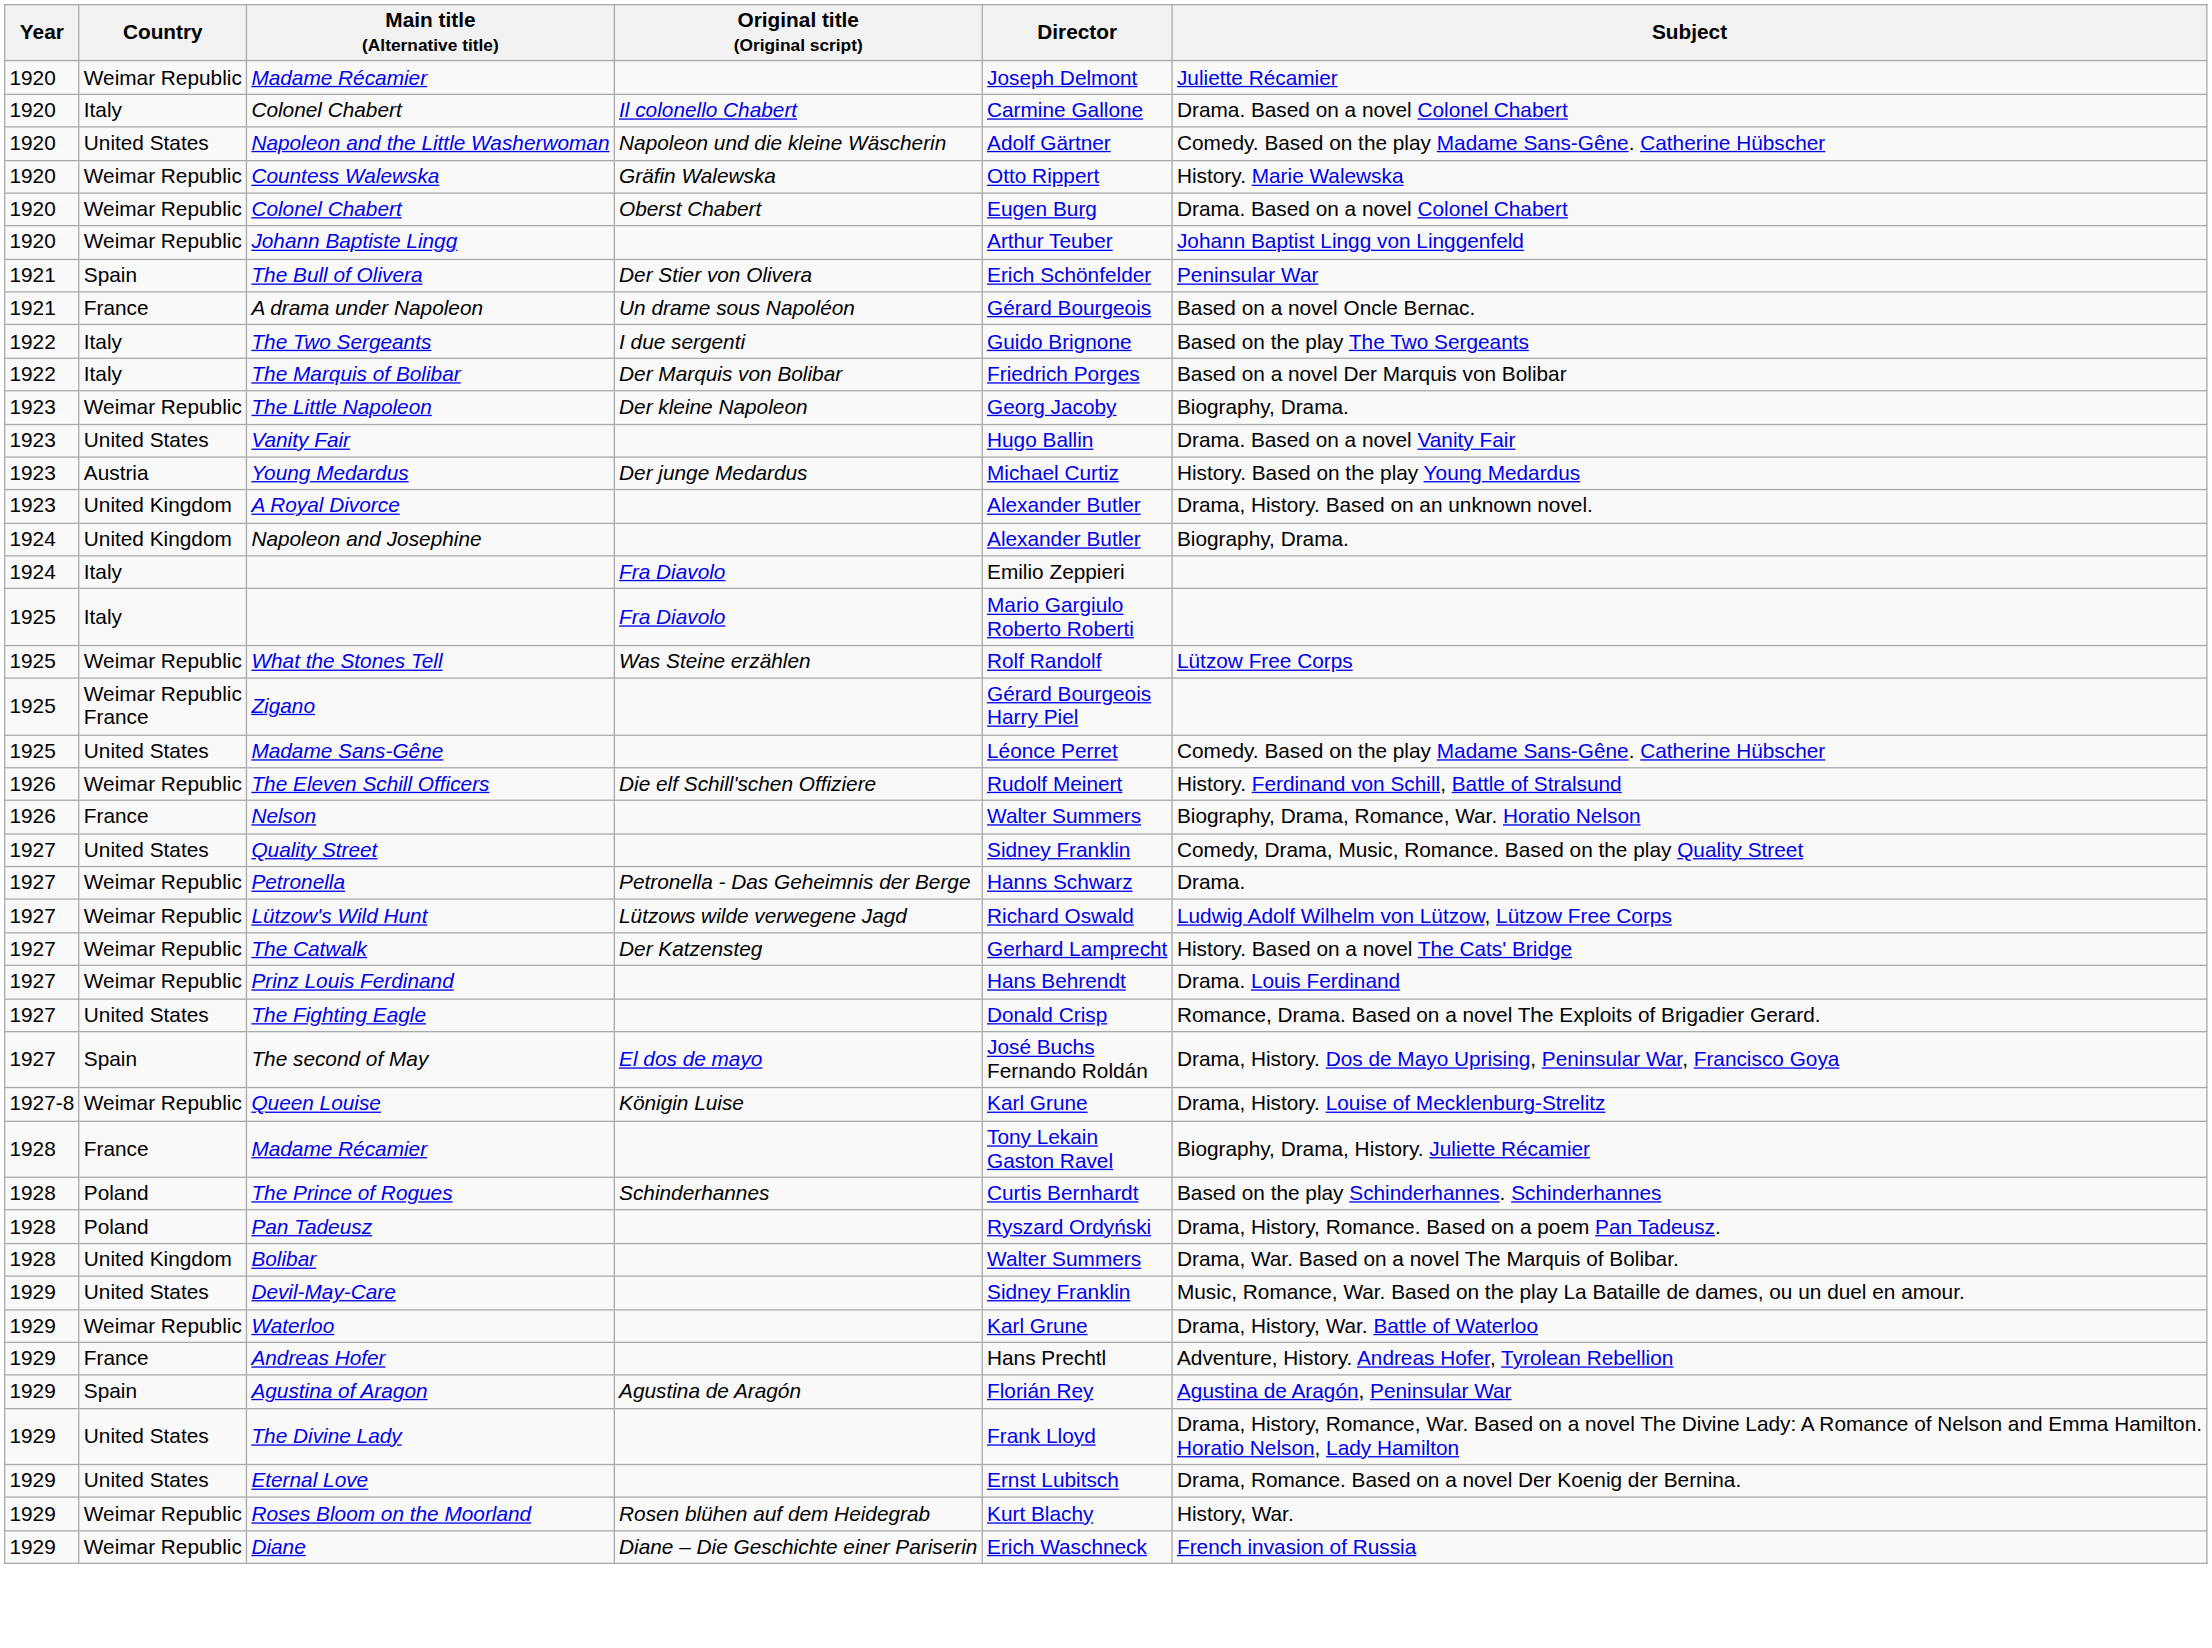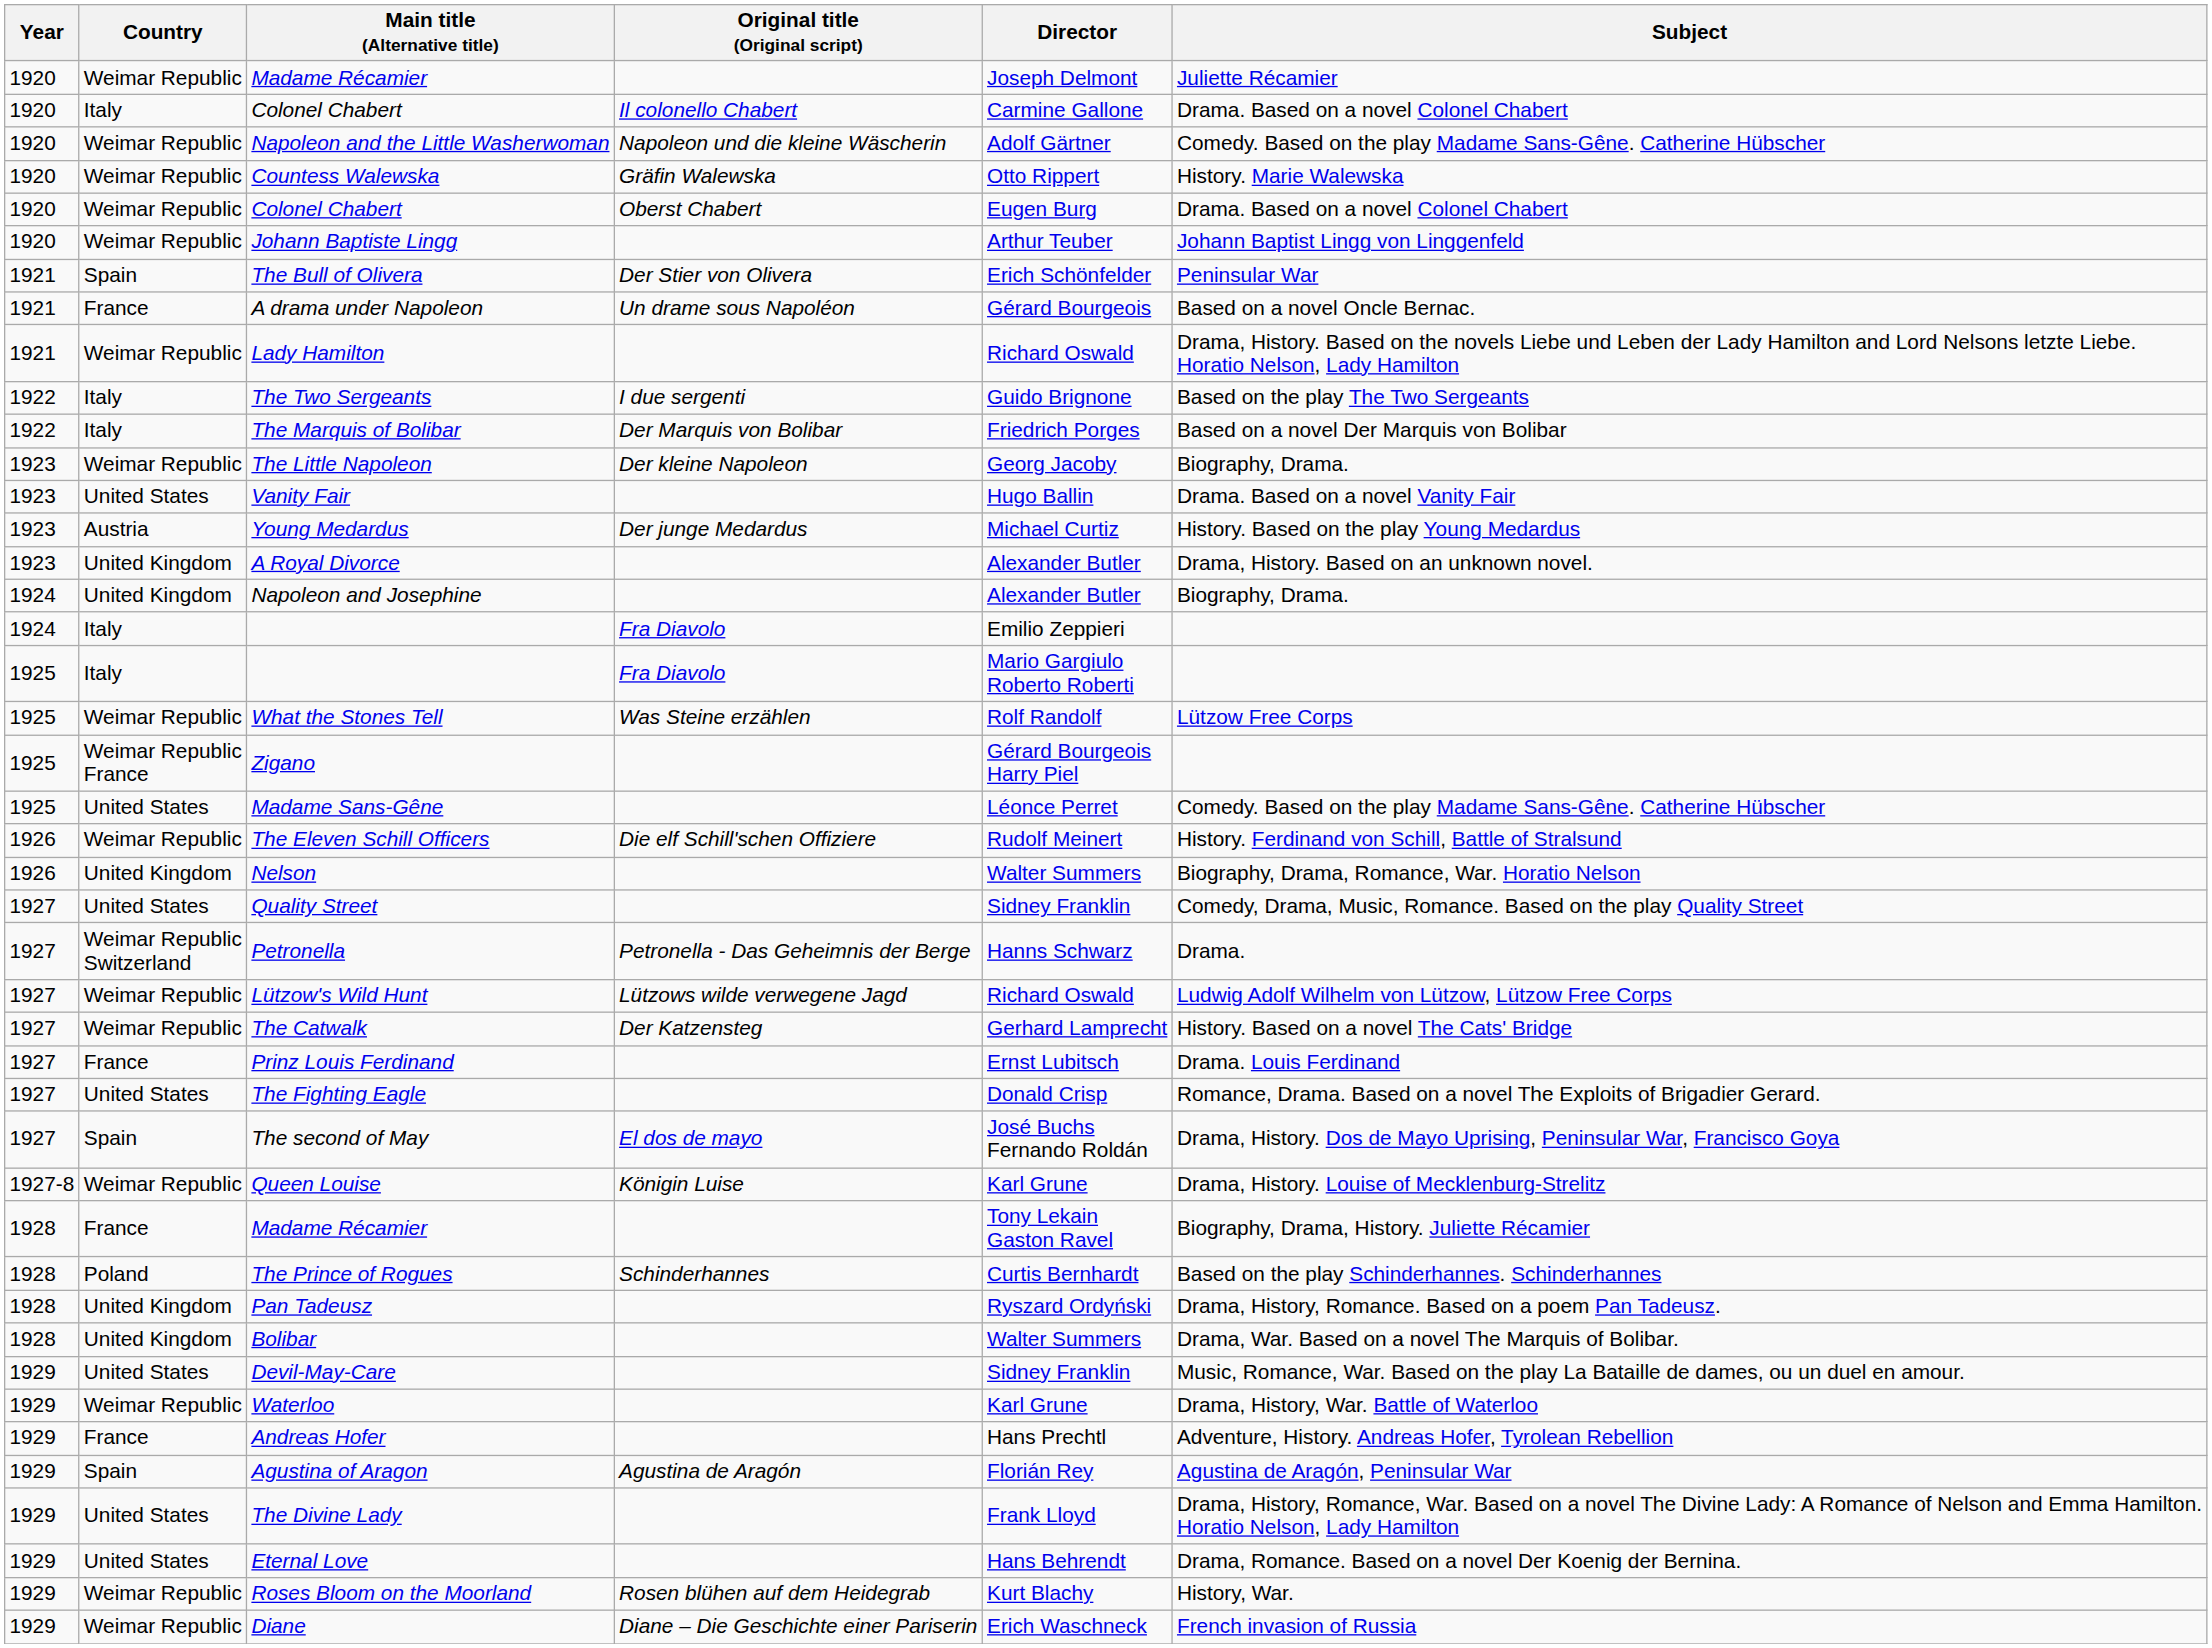(146, 143) United States -> (163, 143) Weimar Republic
+ row: (33, 352)
(116, 816) France -> (158, 873) United Kingdom
(163, 882) Weimar Republic -> (163, 950) Weimar Republic Switzerland
(163, 981) Weimar Republic -> (116, 1061) France
(1056, 981) Hans Behrendt -> (1053, 1061) Ernst Lubitsch
(116, 1226) Poland -> (158, 1306) United Kingdom
(1053, 1480) Ernst Lubitsch -> (1056, 1560) Hans Behrendt
